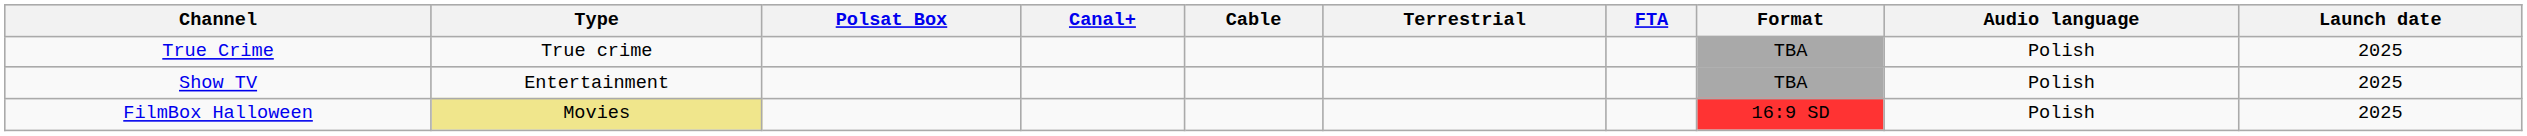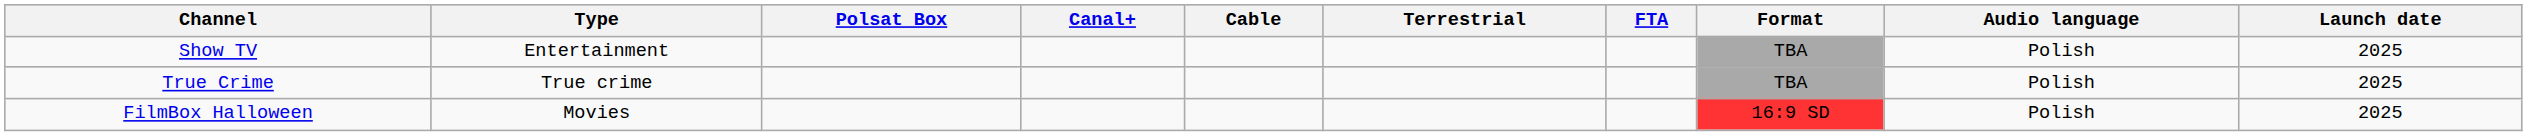rows swapped: (218, 51) <-> (218, 83)
(597, 114) khaki background -> (597, 114) no background
